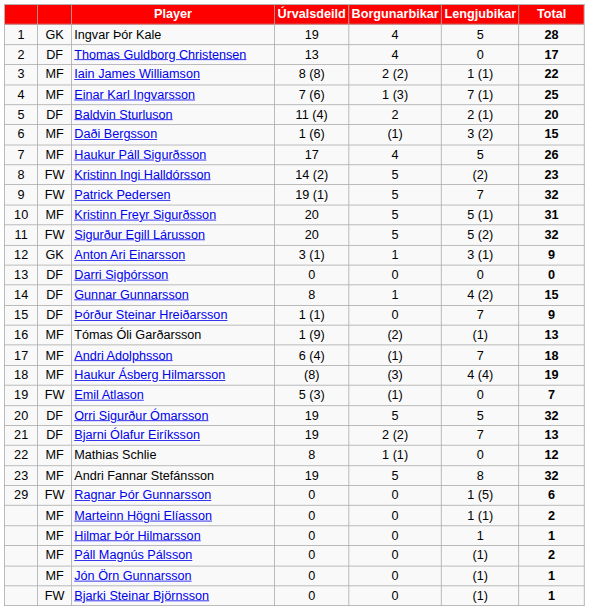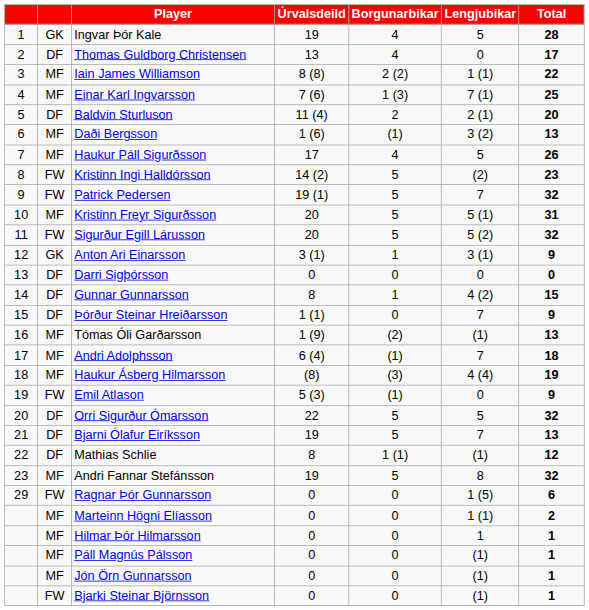(552, 134) 15 -> (552, 134) 13
(552, 395) 7 -> (552, 395) 9
(312, 415) 19 -> (312, 415) 22
(395, 435) 2 (2) -> (395, 435) 5
(55, 455) MF -> (55, 455) DF
(480, 455) 0 -> (480, 455) (1)
(552, 555) 2 -> (552, 555) 1
